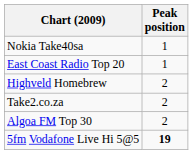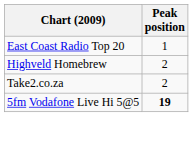- row: (45, 45)
- row: (50, 121)
